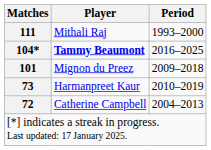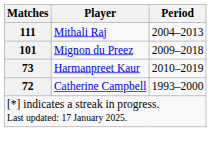(178, 31) 1993–2000 -> (178, 31) 2004–2013
- row: (99, 50)
(178, 104) 2004–2013 -> (178, 86) 1993–2000
